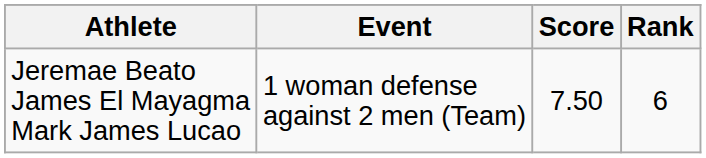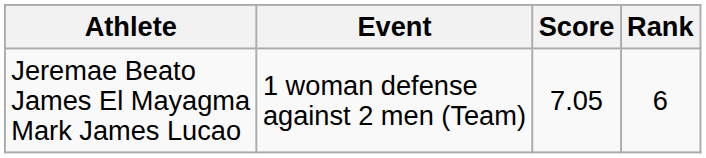(577, 100) 7.50 -> (577, 100) 7.05
